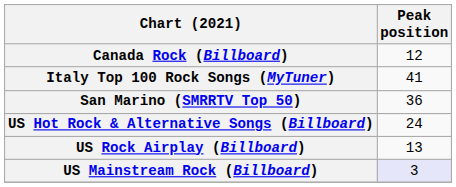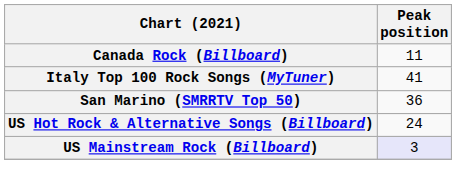(414, 56) 12 -> (414, 56) 11
- row: (191, 148)
